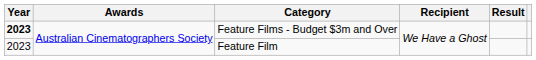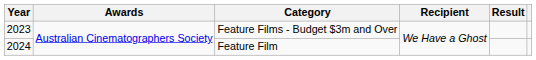(19, 30) bold -> (19, 30) normal
(19, 47) 2023 -> (19, 47) 2024
